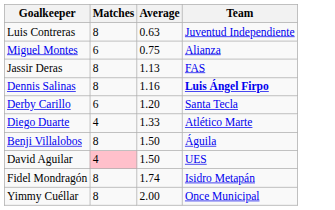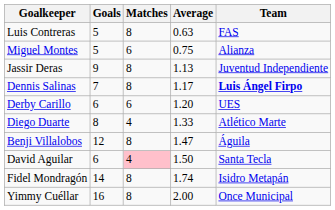+ column: (107, 13)
(240, 31) Juventud Independiente -> (229, 31) FAS
(195, 68) FAS -> (273, 68) Juventud Independiente
(150, 86) 1.16 -> (183, 86) 1.17
(211, 104) Santa Tecla -> (229, 104) UES
(150, 141) 1.50 -> (183, 141) 1.47
(196, 159) UES -> (245, 159) Santa Tecla
